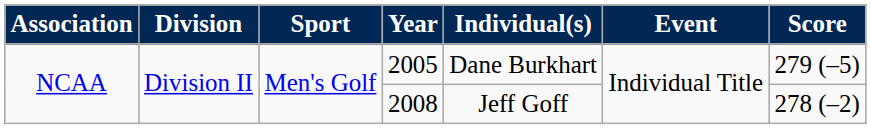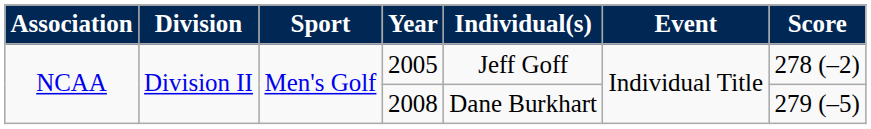(523, 63) Dane Burkhart -> (523, 63) Jeff Goff
(817, 63) 279 (–5) -> (817, 63) 278 (–2)
(523, 103) Jeff Goff -> (523, 103) Dane Burkhart
(817, 103) 278 (–2) -> (817, 103) 279 (–5)
